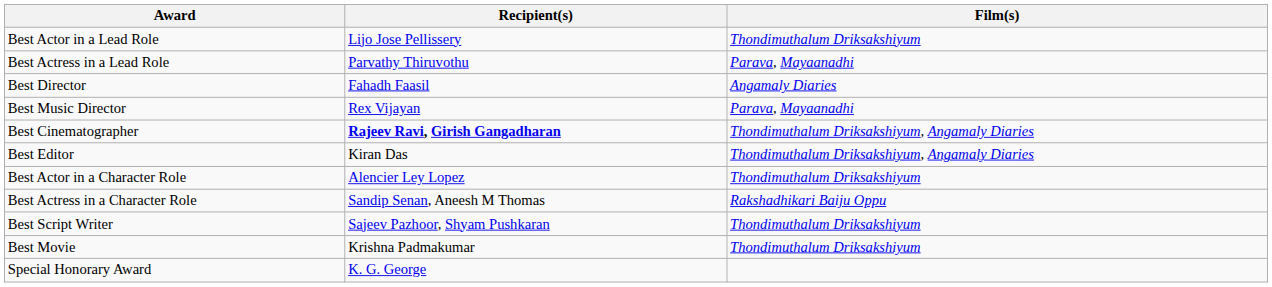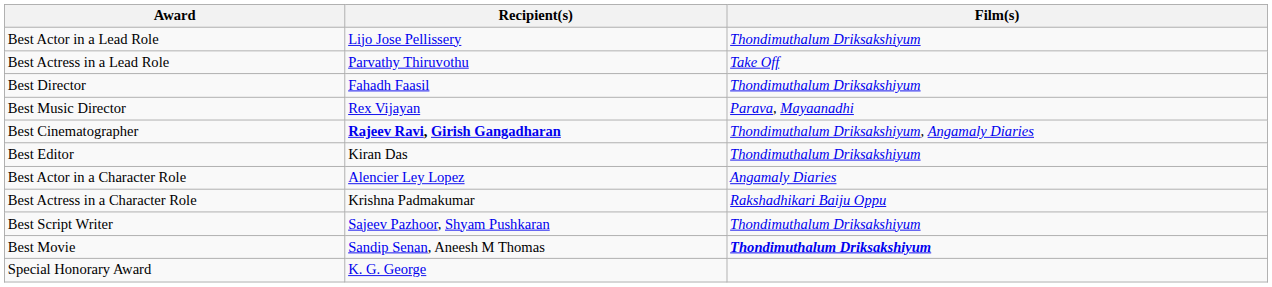(792, 62) Parava, Mayaanadhi -> (755, 62) Take Off
(783, 85) Angamaly Diaries -> (825, 85) Thondimuthalum Driksakshiyum
(882, 154) Thondimuthalum Driksakshiyum, Angamaly Diaries -> (825, 154) Thondimuthalum Driksakshiyum
(825, 177) Thondimuthalum Driksakshiyum -> (783, 177) Angamaly Diaries
(446, 200) Sandip Senan, Aneesh M Thomas -> (411, 200) Krishna Padmakumar
(411, 246) Krishna Padmakumar -> (446, 246) Sandip Senan, Aneesh M Thomas
(825, 246) normal -> (831, 246) bold
